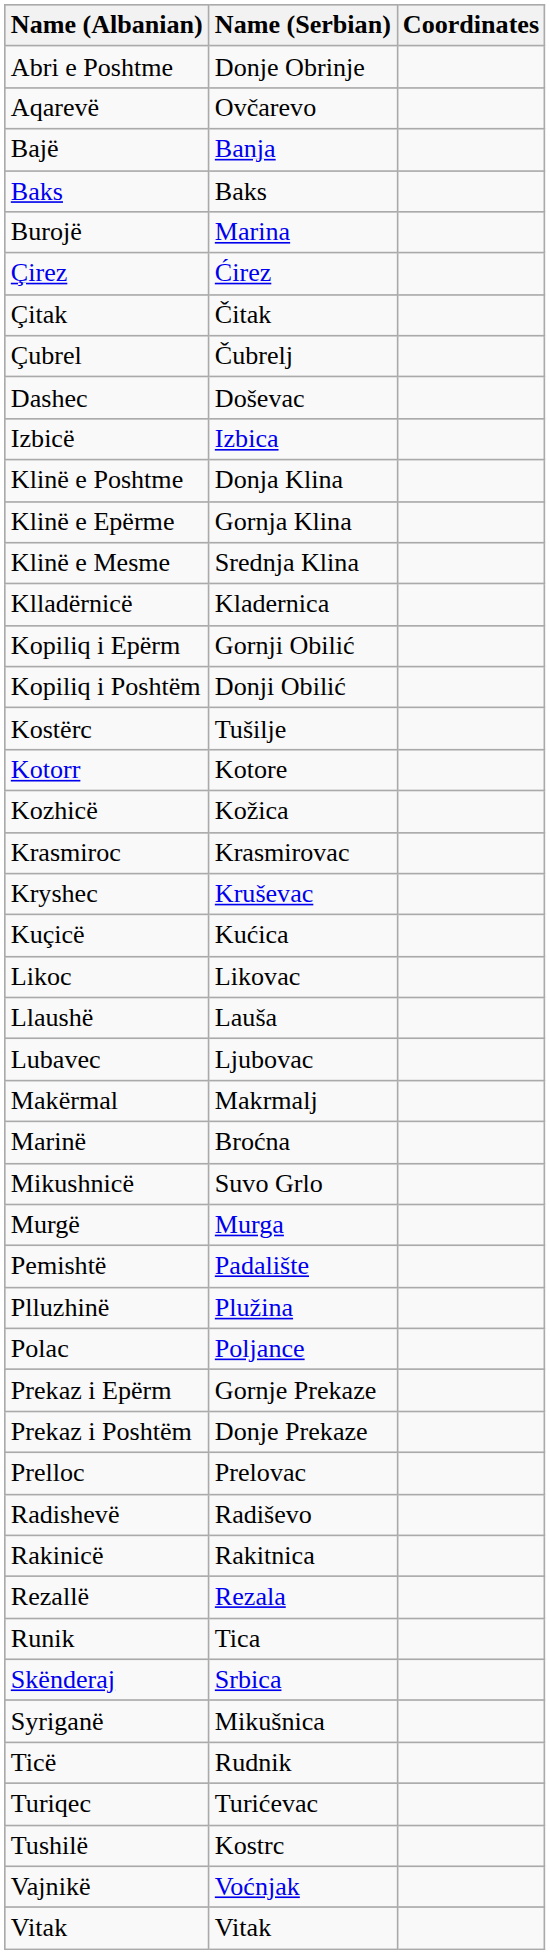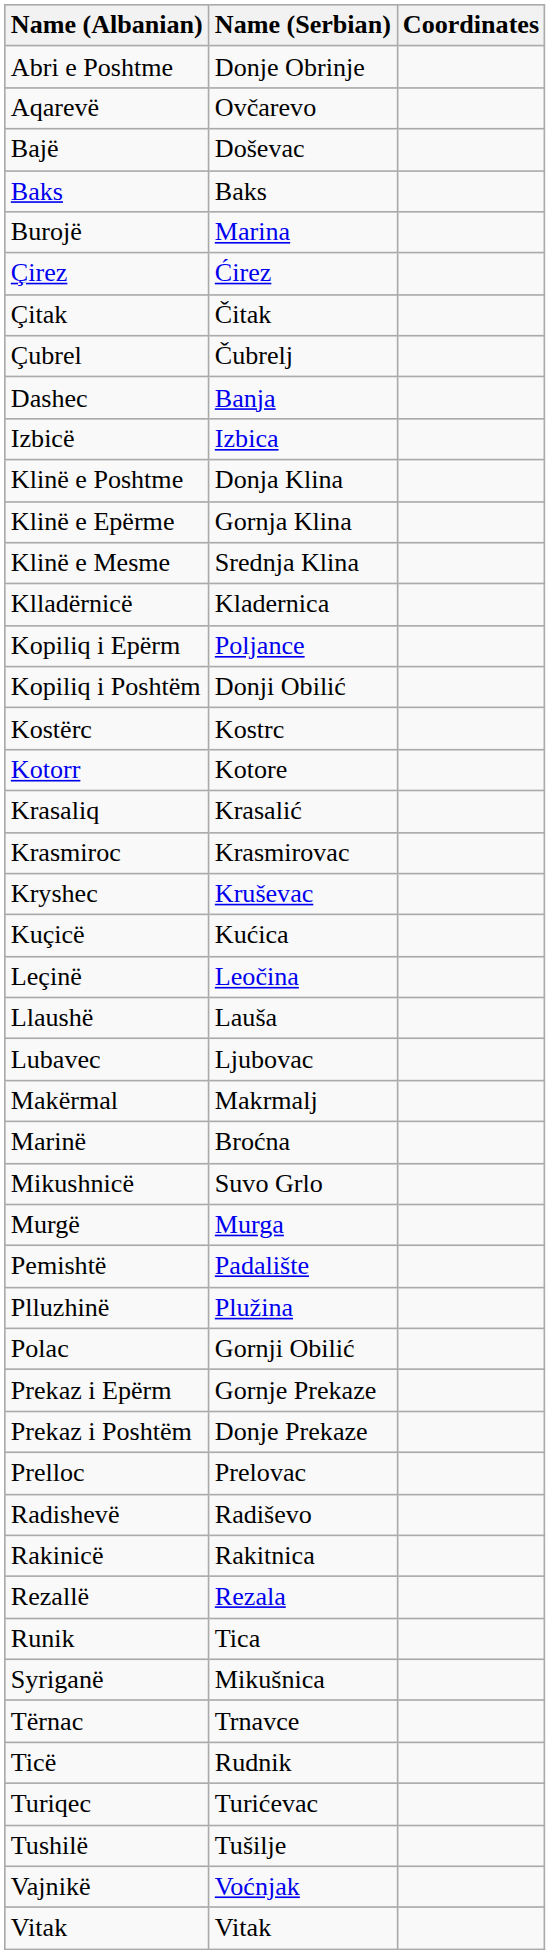(245, 149) Banja -> (260, 149) Doševac
(260, 397) Doševac -> (245, 397) Banja
(285, 645) Gornji Obilić -> (260, 645) Poljance
(251, 728) Tušilje -> (250, 728) Kostrc
- row: (54, 811)
+ row: (55, 811)
+ row: (46, 976)
- row: (41, 976)
(260, 1348) Poljance -> (285, 1348) Gornji Obilić
- row: (63, 1679)
+ row: (47, 1720)
(250, 1845) Kostrc -> (251, 1845) Tušilje
